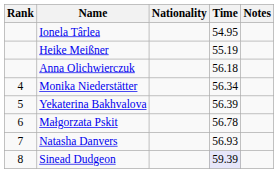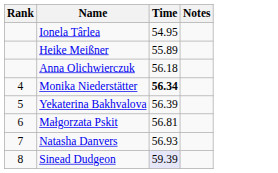- column: (179, 13)
(225, 50) 55.19 -> (165, 50) 55.89
(225, 86) normal -> (165, 86) bold
(225, 123) 56.78 -> (165, 123) 56.81
